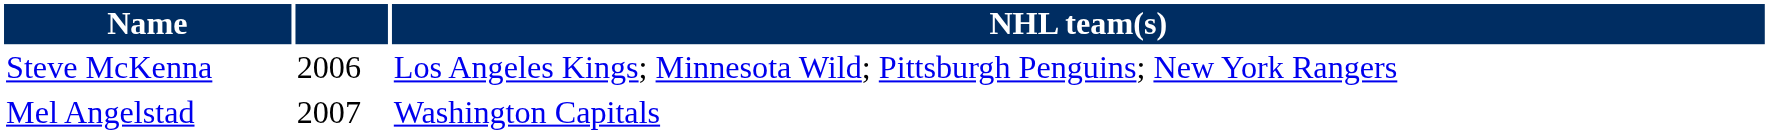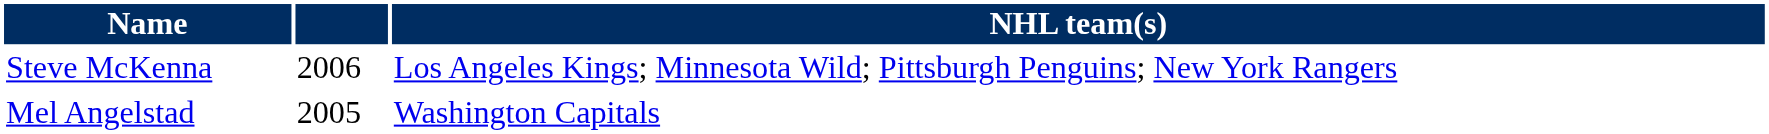(329, 112) 2007 -> (329, 112) 2005
